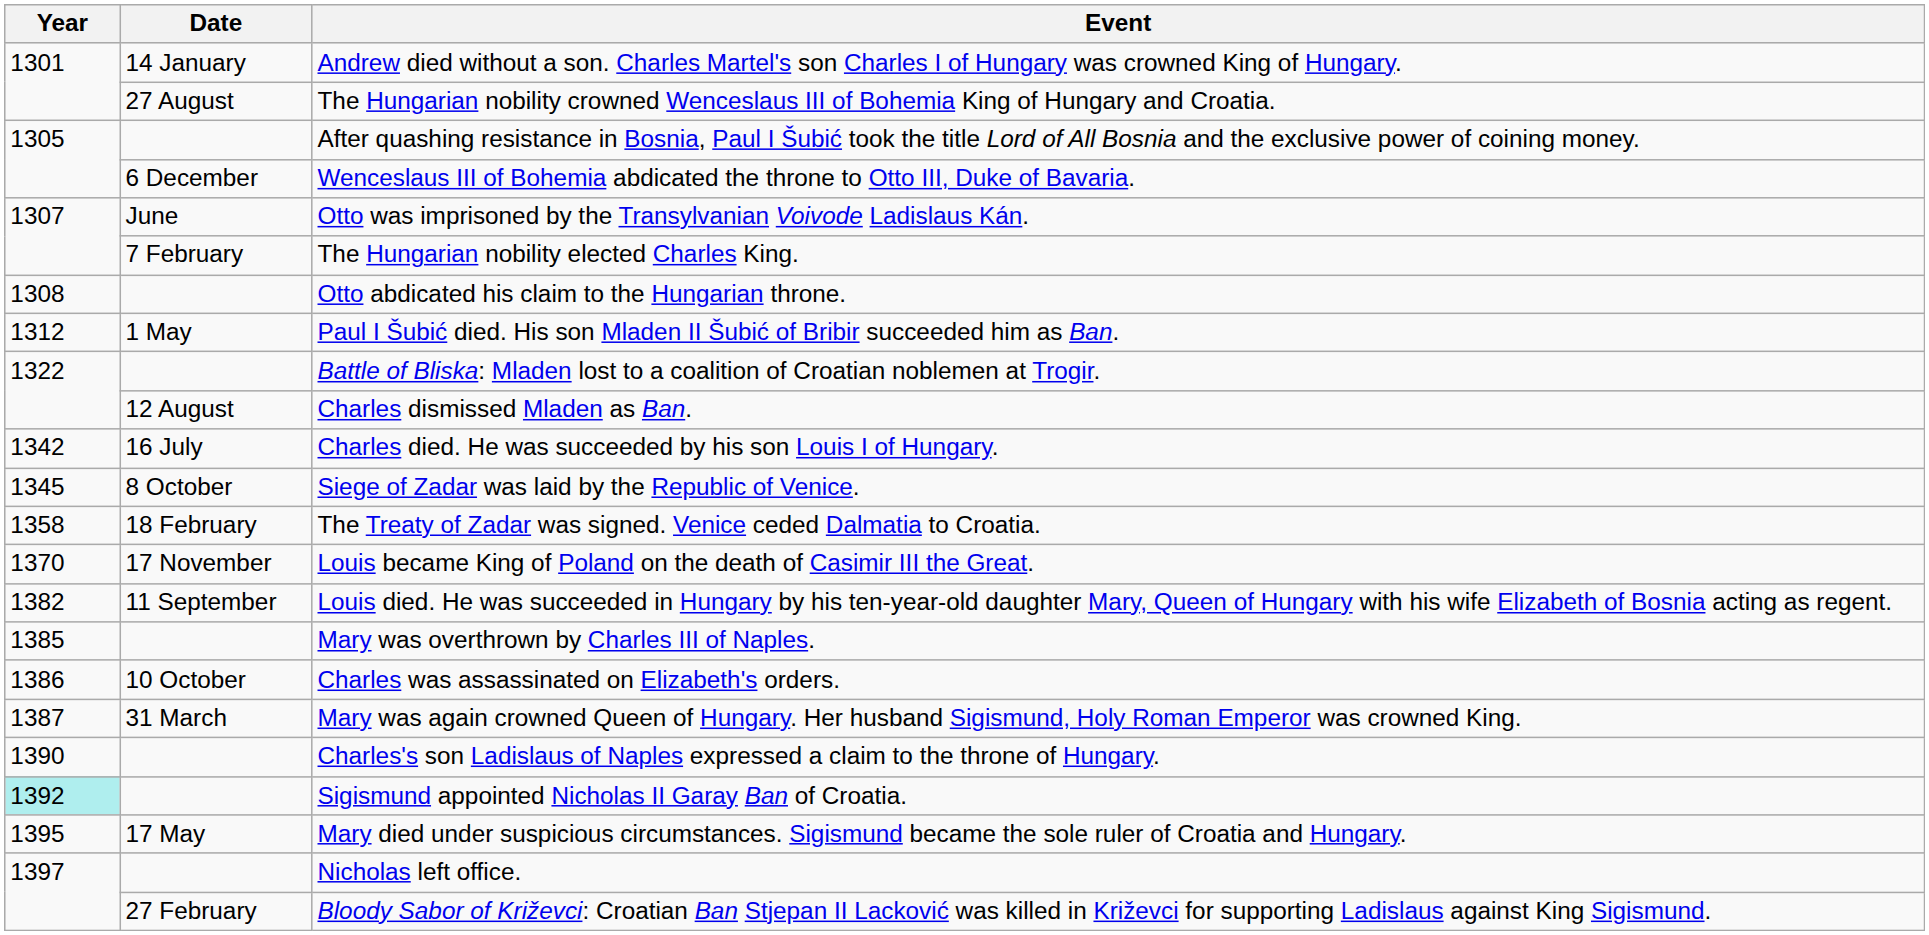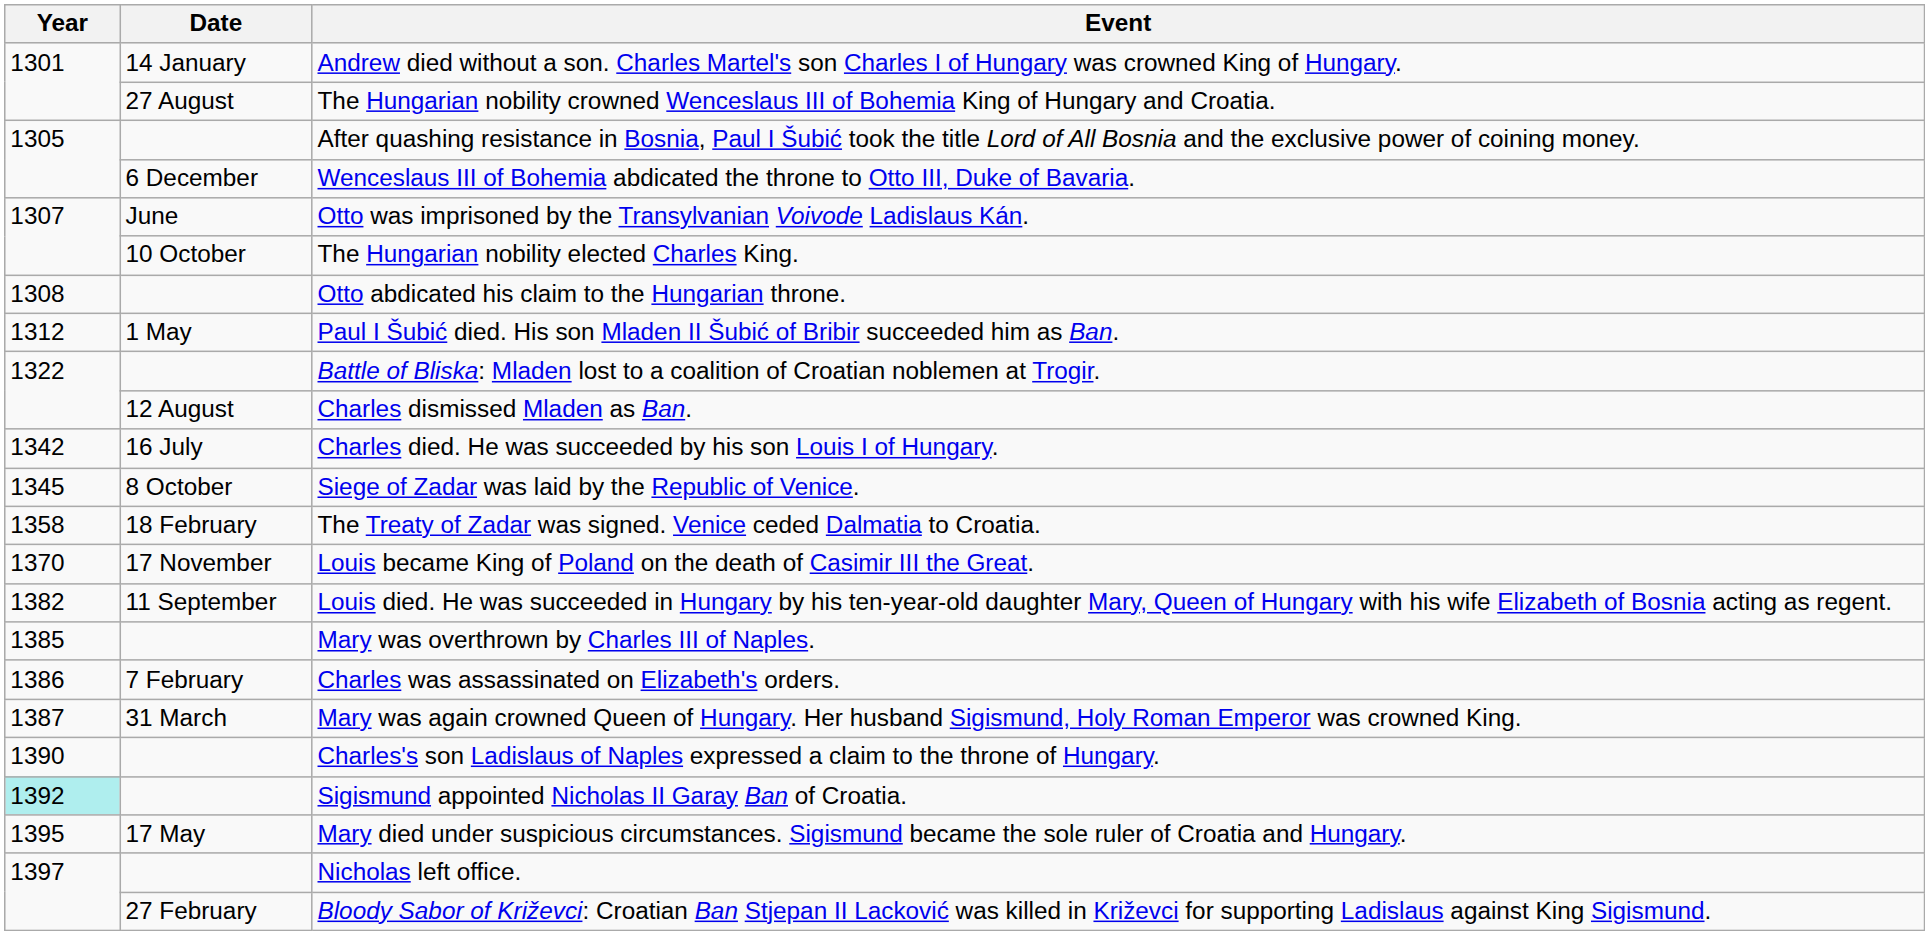(184, 255) 7 February -> (186, 255) 10 October
(186, 679) 10 October -> (184, 679) 7 February
